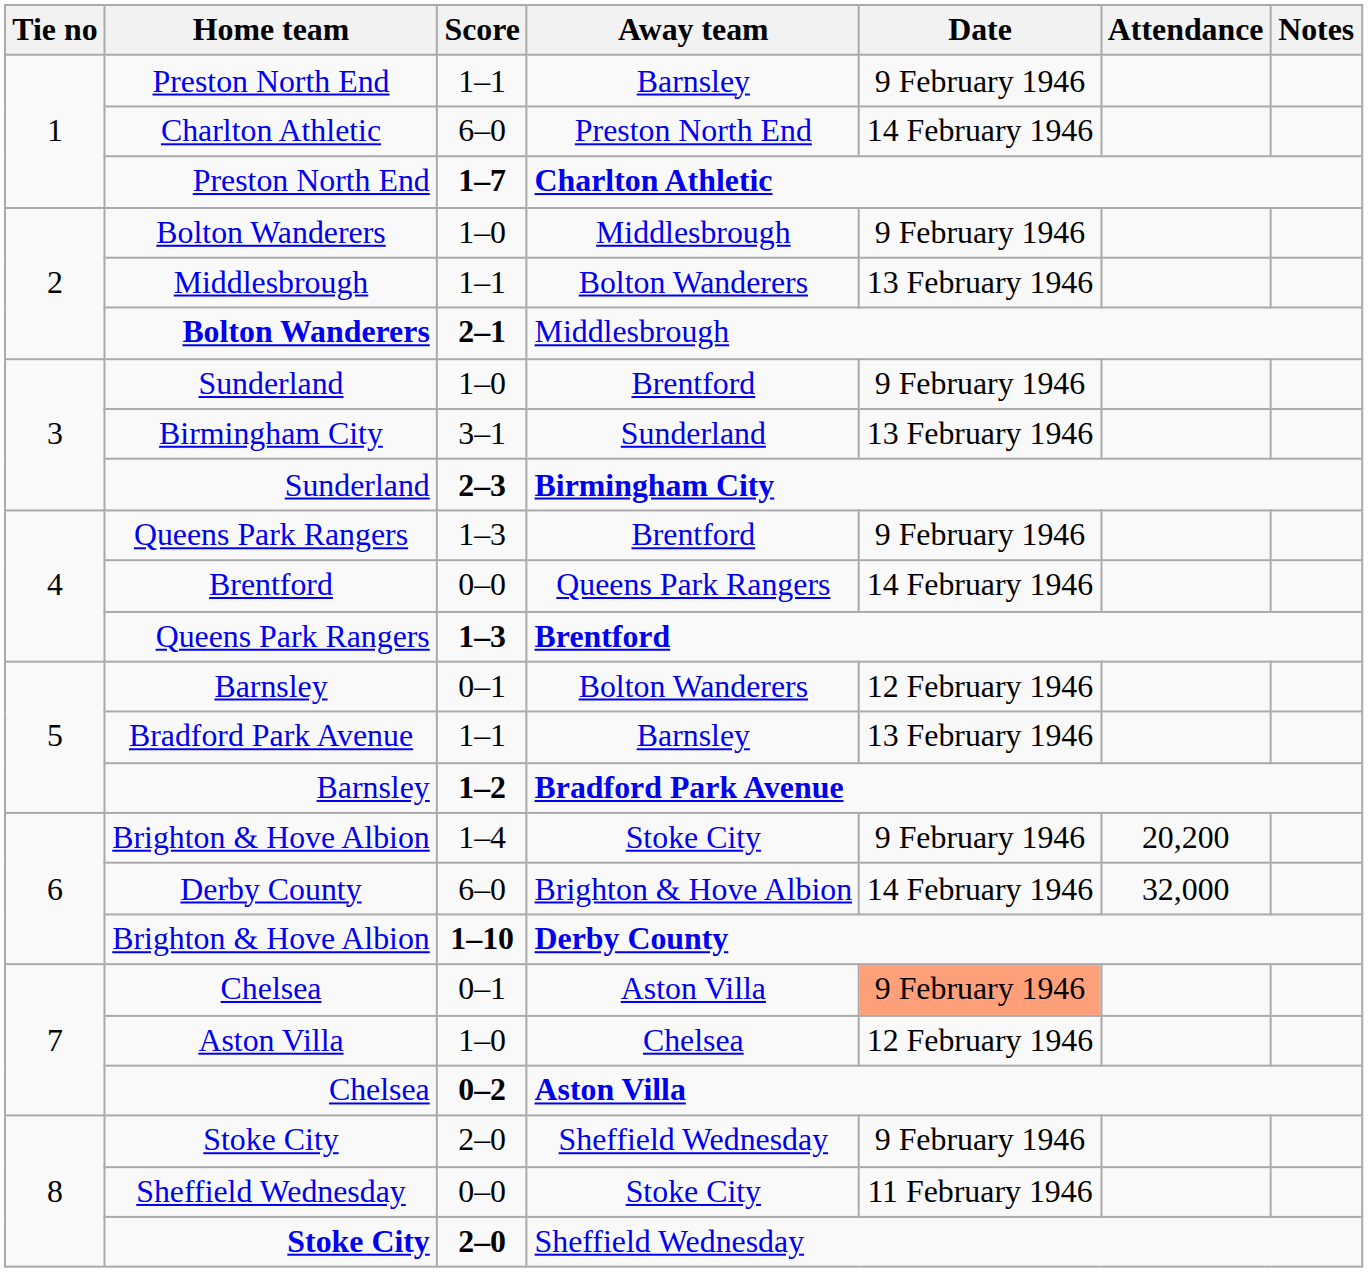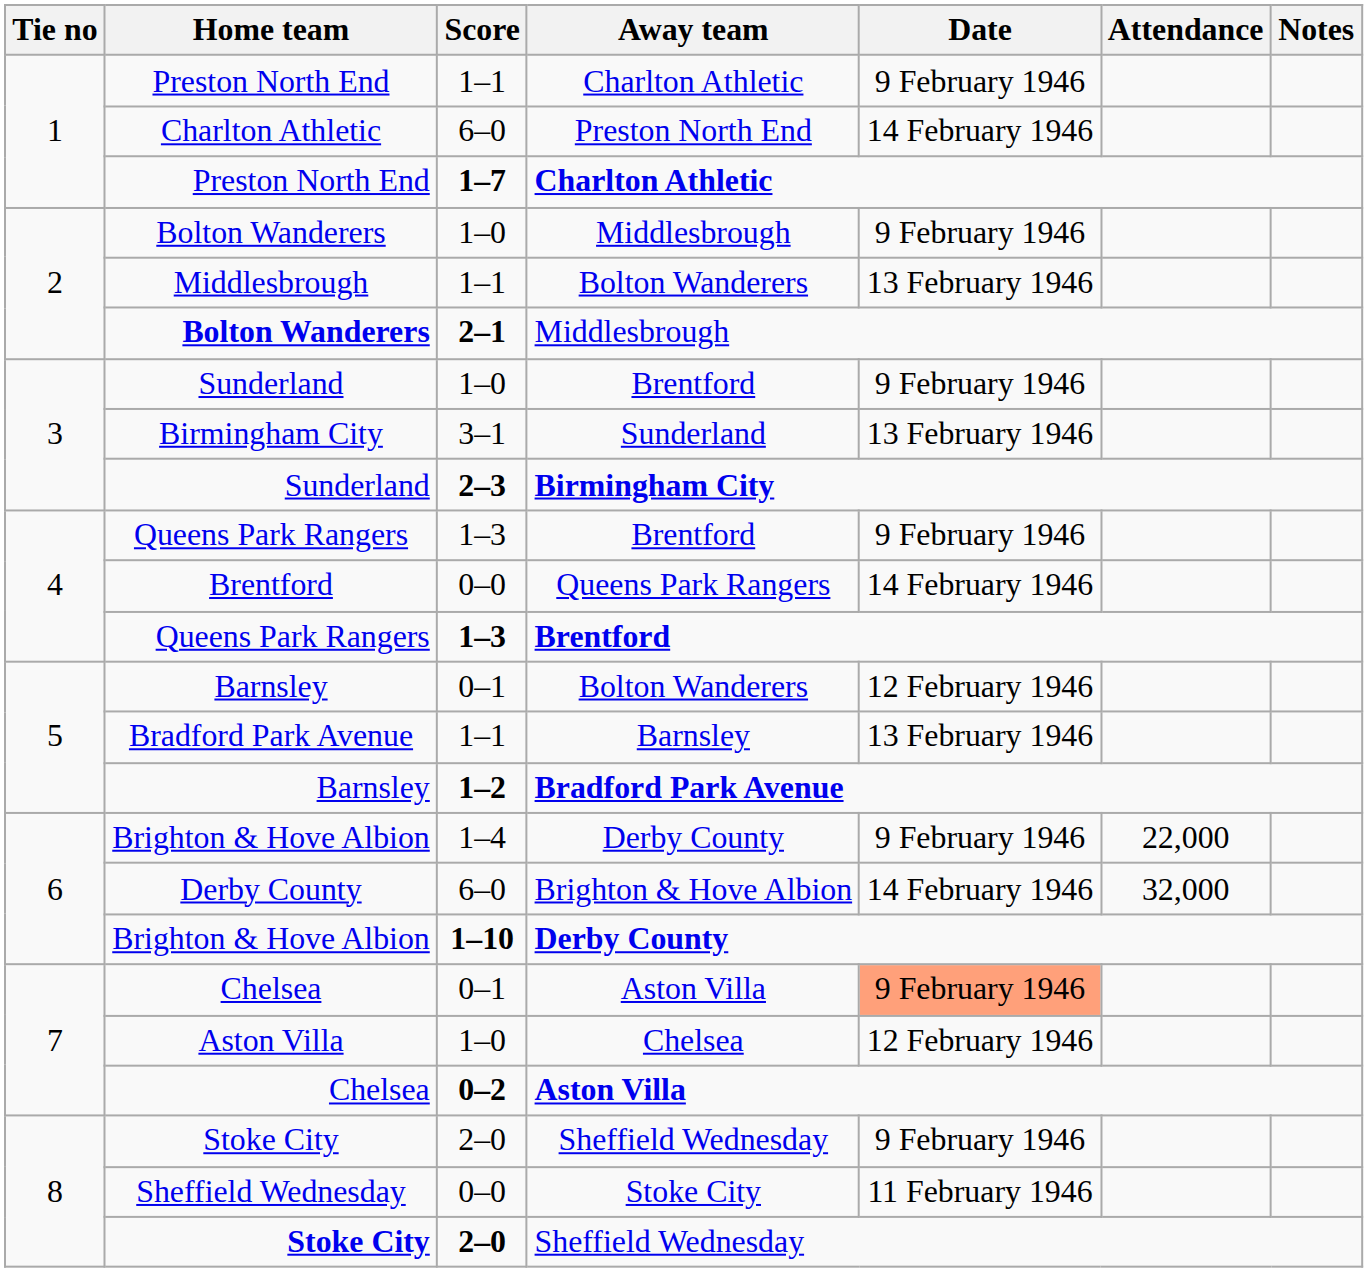(693, 80) Barnsley -> (693, 80) Charlton Athletic
(693, 837) Stoke City -> (693, 837) Derby County
(1186, 837) 20,200 -> (1186, 837) 22,000
